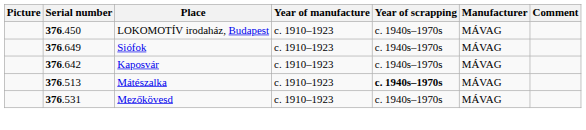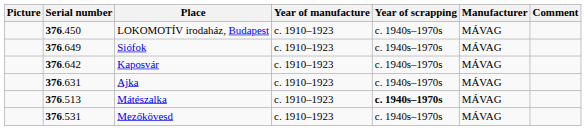+ row: (128, 82)
